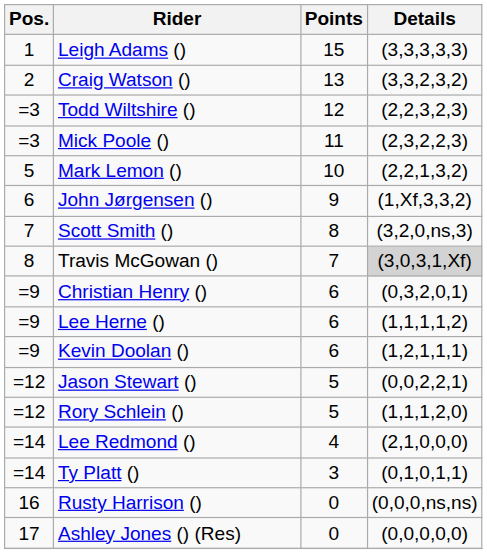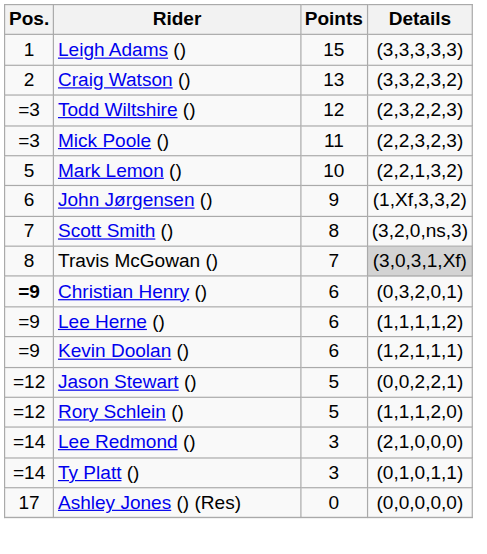(425, 110) (2,2,3,2,3) -> (420, 110) (2,3,2,2,3)
(425, 140) (2,3,2,2,3) -> (420, 140) (2,2,3,2,3)
(29, 291) normal -> (29, 291) bold
(334, 442) 4 -> (334, 442) 3
- row: (130, 502)
